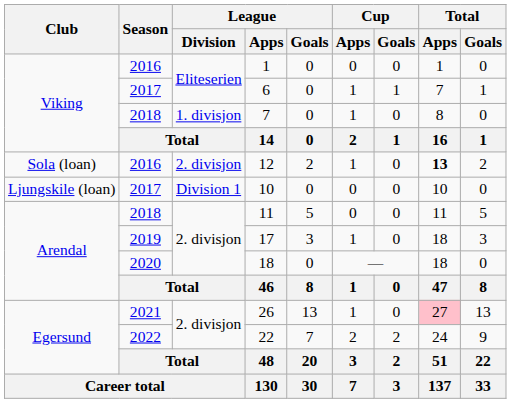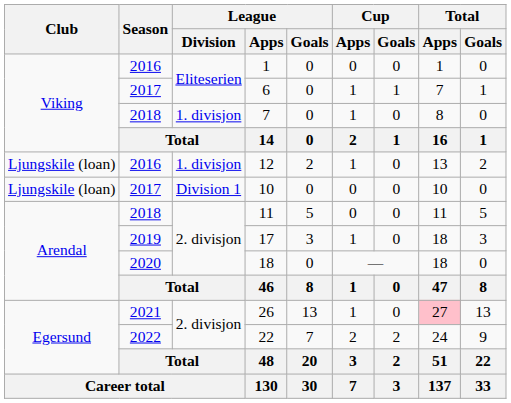(62, 164) Sola (loan) -> (62, 164) Ljungskile (loan)
(209, 164) 2. divisjon -> (209, 164) 1. divisjon
(440, 164) bold -> (440, 164) normal
